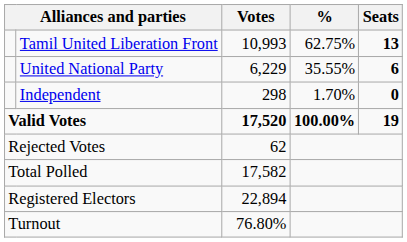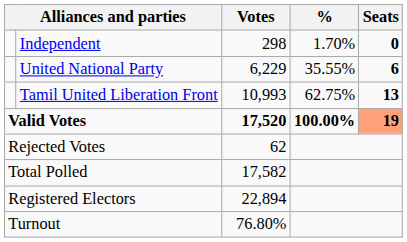rows swapped: (119, 43) <-> (60, 95)
(391, 120) no background -> (391, 120) lightsalmon background
